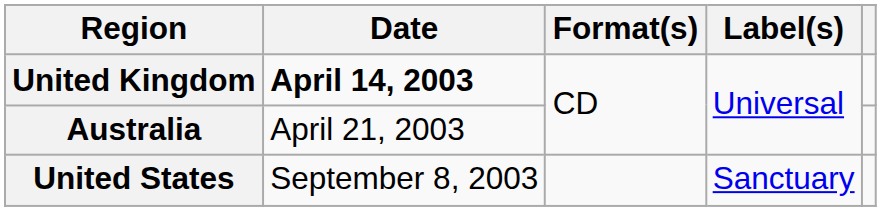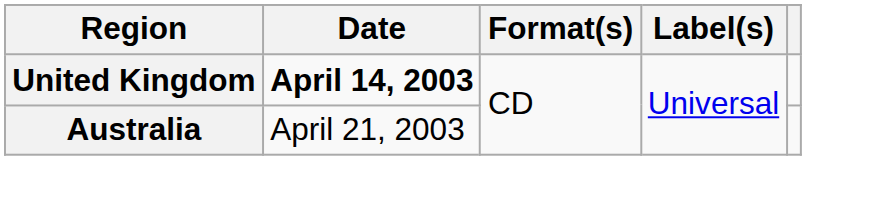- row: (134, 179)
